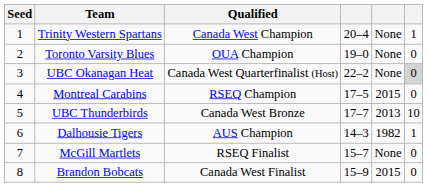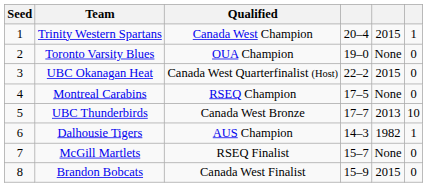(388, 34) None -> (388, 34) 2015
(388, 73) None -> (388, 73) 2015
(414, 73) lightgrey background -> (414, 73) no background
(388, 93) 2015 -> (388, 93) None
